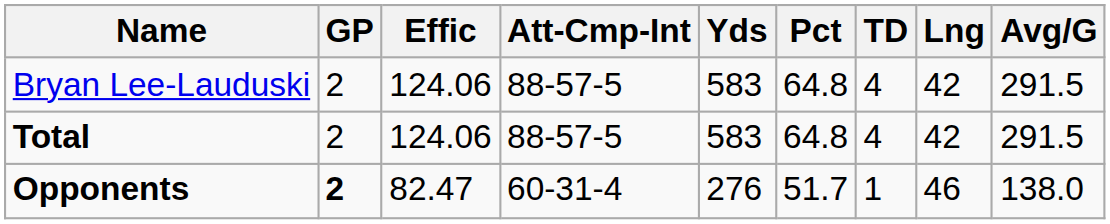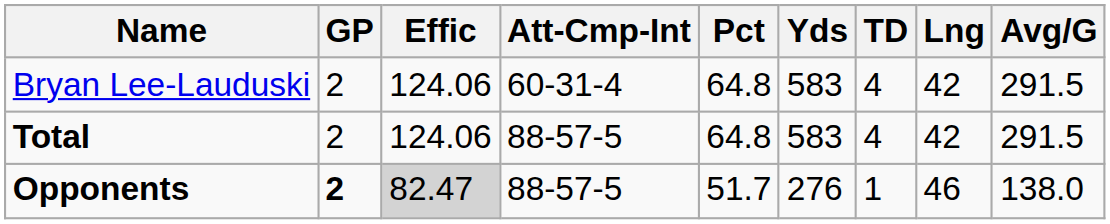columns swapped: (816, 31) <-> (737, 31)
(565, 84) 88-57-5 -> (565, 84) 60-31-4
(431, 190) no background -> (431, 190) lightgrey background
(565, 190) 60-31-4 -> (565, 190) 88-57-5
